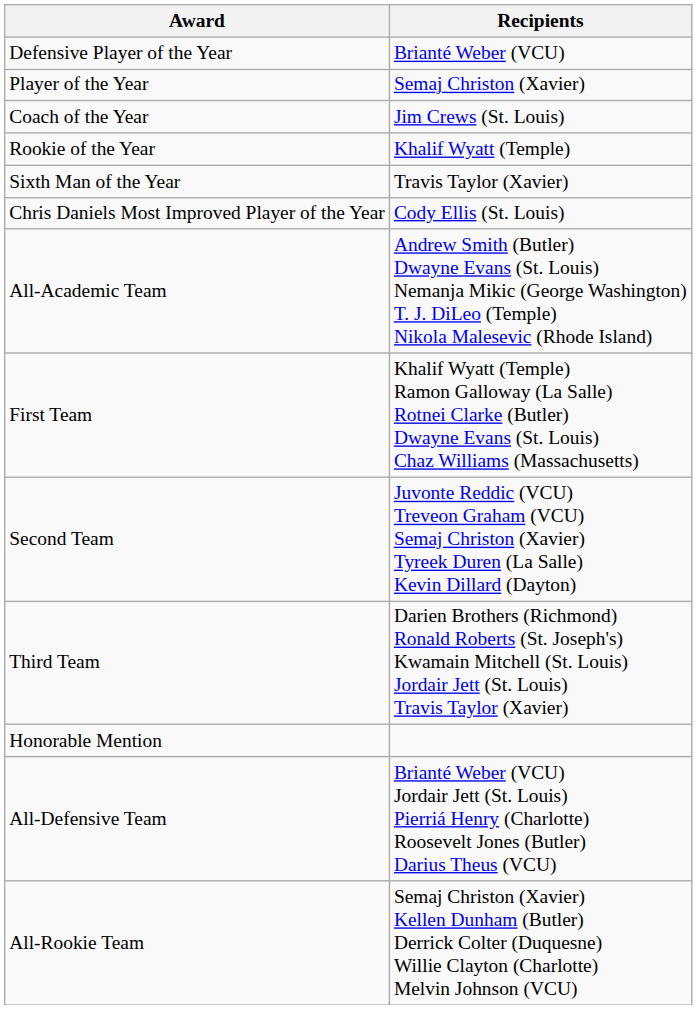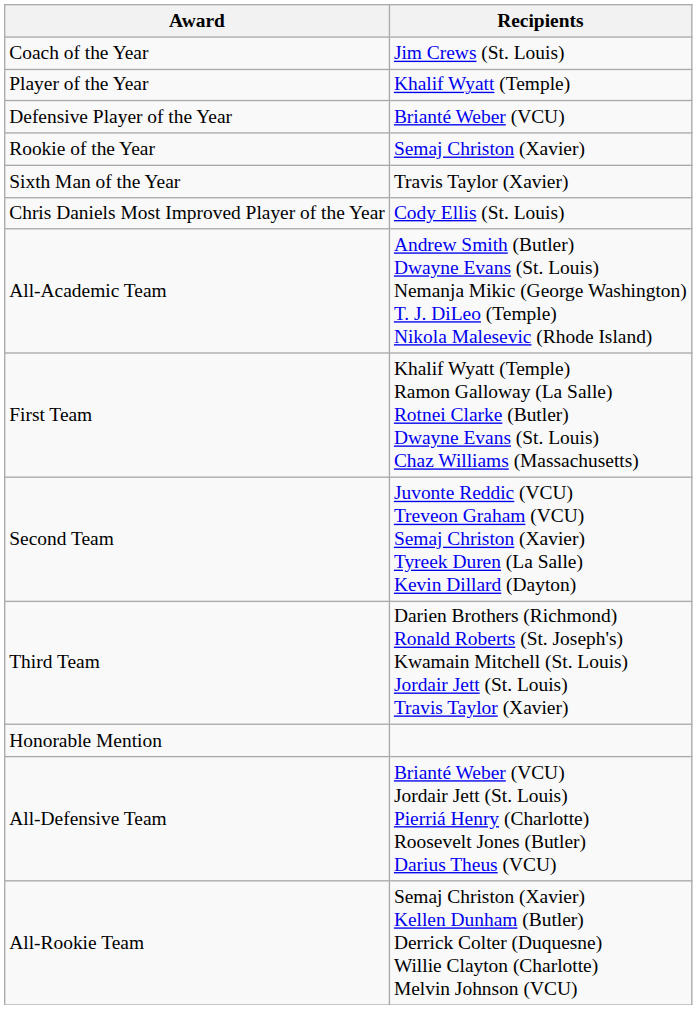rows swapped: (79, 117) <-> (121, 52)
(489, 85) Semaj Christon (Xavier) -> (482, 85) Khalif Wyatt (Temple)
(482, 149) Khalif Wyatt (Temple) -> (489, 149) Semaj Christon (Xavier)
